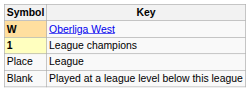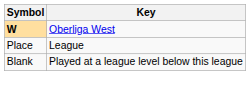- row: (10, 45)
